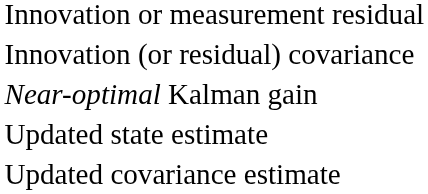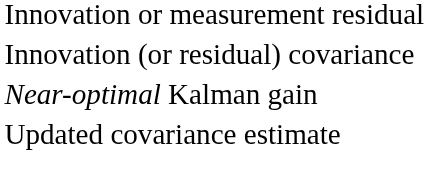- row: (136, 134)
